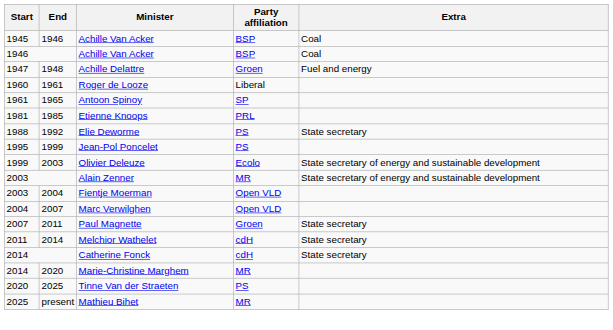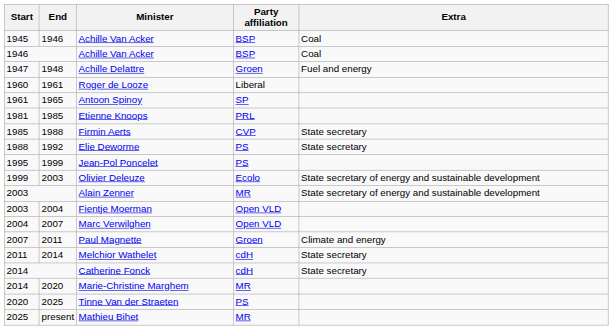+ row: (17, 131)
(334, 224) State secretary -> (343, 239) Climate and energy
